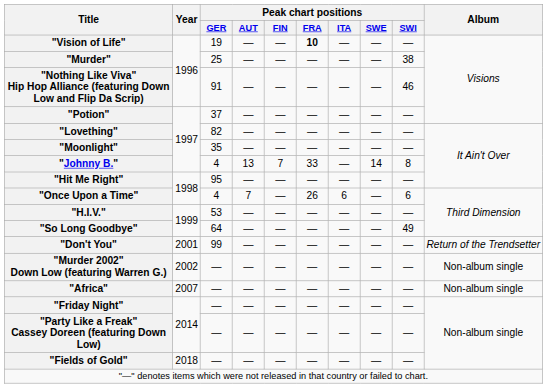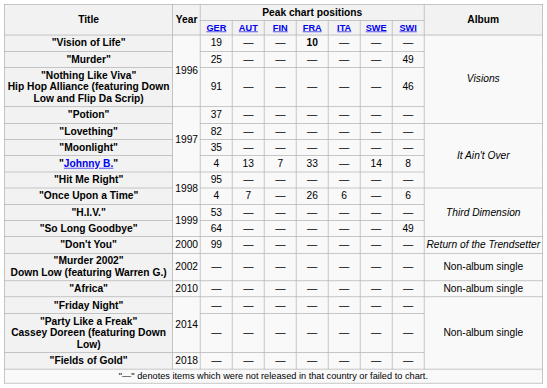(408, 59) 38 -> (408, 59) 49
(187, 245) 2001 -> (187, 245) 2000
(187, 289) 2007 -> (187, 289) 2010
